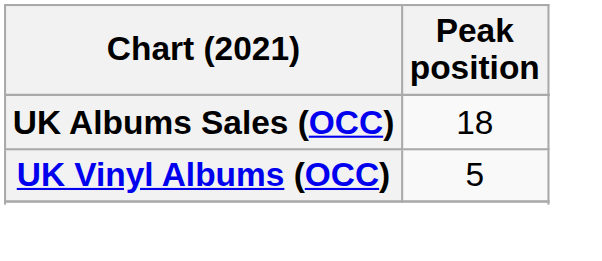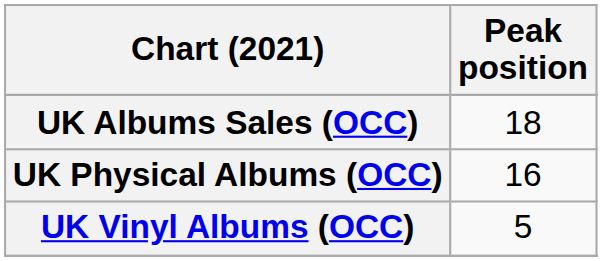+ row: (228, 174)
